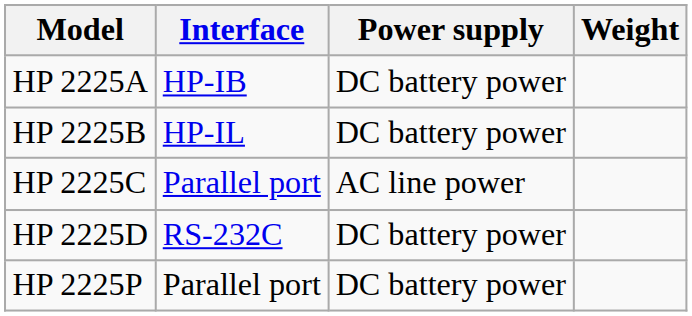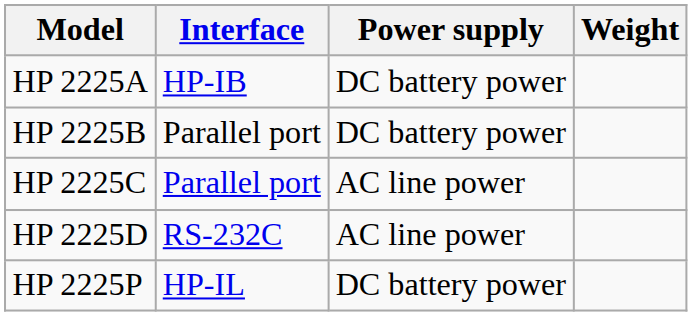(204, 132) HP-IL -> (242, 132) Parallel port
(451, 234) DC battery power -> (430, 234) AC line power
(242, 285) Parallel port -> (204, 285) HP-IL
